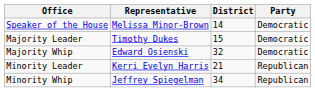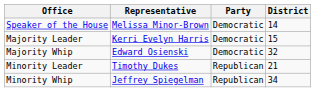columns swapped: (283, 11) <-> (233, 11)
(145, 39) Timothy Dukes -> (160, 39) Kerri Evelyn Harris
(160, 66) Kerri Evelyn Harris -> (145, 66) Timothy Dukes
